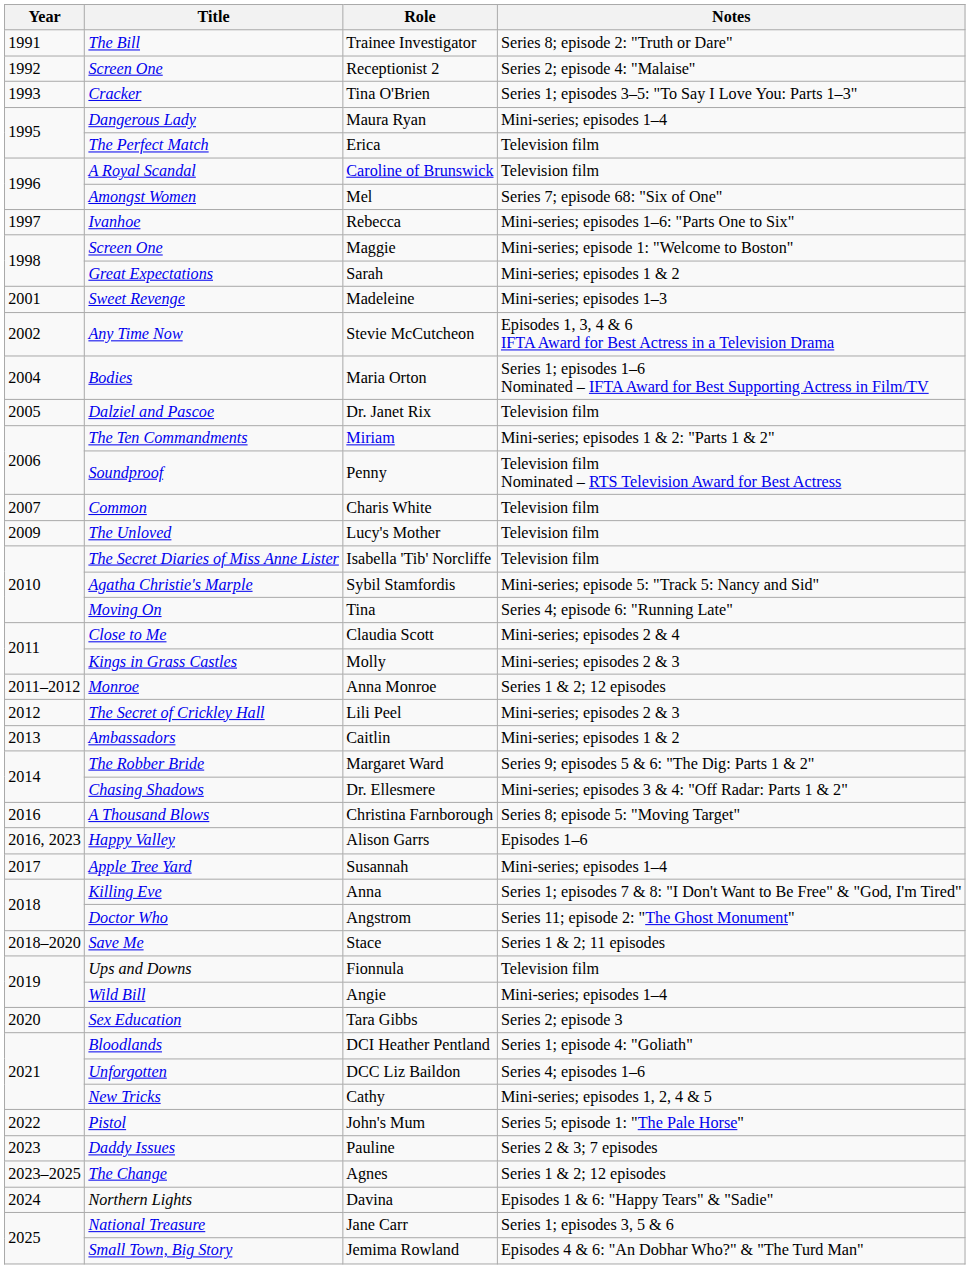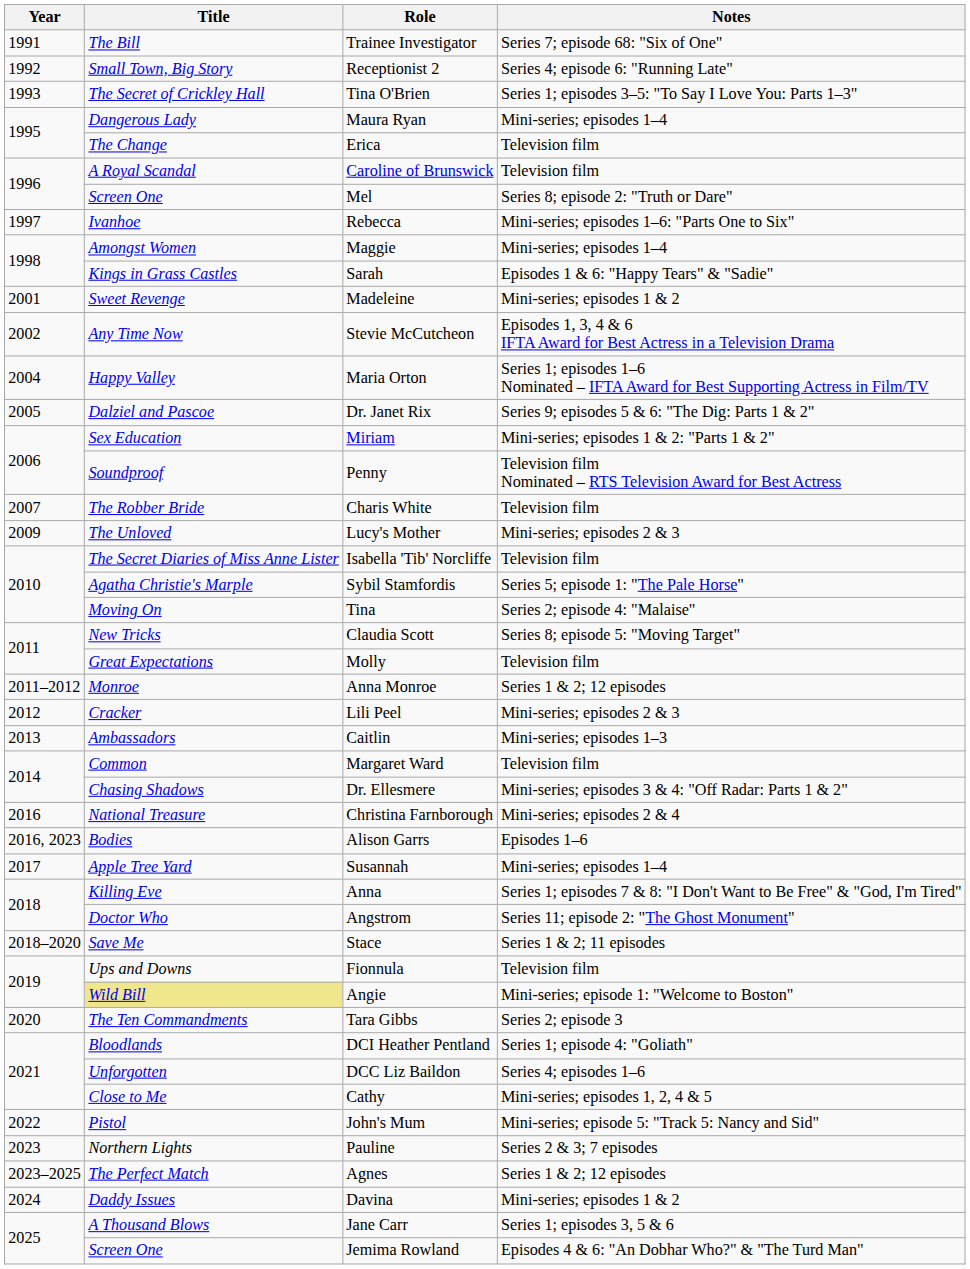(617, 42) Series 8; episode 2: "Truth or Dare" -> (612, 42) Series 7; episode 68: "Six of One"
(126, 68) Screen One -> (160, 68) Small Town, Big Story
(598, 68) Series 2; episode 4: "Malaise" -> (617, 68) Series 4; episode 6: "Running Late"
(115, 94) Cracker -> (177, 94) The Secret of Crickley Hall
(149, 145) The Perfect Match -> (128, 145) The Change
(142, 196) Amongst Women -> (126, 196) Screen One
(612, 196) Series 7; episode 68: "Six of One" -> (617, 196) Series 8; episode 2: "Truth or Dare"
(126, 247) Screen One -> (142, 247) Amongst Women
(647, 247) Mini-series; episode 1: "Welcome to Boston" -> (584, 247) Mini-series; episodes 1–4
(151, 273) Great Expectations -> (163, 273) Kings in Grass Castles
(590, 273) Mini-series; episodes 1 & 2 -> (637, 273) Episodes 1 & 6: "Happy Tears" & "Sadie"
(584, 299) Mini-series; episodes 1–3 -> (590, 299) Mini-series; episodes 1 & 2
(110, 377) Bodies -> (132, 377) Happy Valley
(550, 412) Television film -> (658, 412) Series 9; episodes 5 & 6: "The Dig: Parts 1 & 2"
(168, 438) The Ten Commandments -> (135, 438) Sex Education
(118, 507) Common -> (146, 507) The Robber Bride
(550, 533) Television film -> (590, 533) Mini-series; episodes 2 & 3
(660, 584) Mini-series; episode 5: "Track 5: Nancy and Sid" -> (622, 584) Series 5; episode 1: "The Pale Horse"
(617, 610) Series 4; episode 6: "Running Late" -> (598, 610) Series 2; episode 4: "Malaise"
(127, 635) Close to Me -> (125, 635) New Tricks
(590, 635) Mini-series; episodes 2 & 4 -> (620, 635) Series 8; episode 5: "Moving Target"
(163, 661) Kings in Grass Castles -> (151, 661) Great Expectations
(590, 661) Mini-series; episodes 2 & 3 -> (550, 661) Television film
(177, 712) The Secret of Crickley Hall -> (115, 712) Cracker
(590, 738) Mini-series; episodes 1 & 2 -> (584, 738) Mini-series; episodes 1–3
(146, 763) The Robber Bride -> (118, 763) Common
(658, 763) Series 9; episodes 5 & 6: "The Dig: Parts 1 & 2" -> (550, 763) Television film
(149, 815) A Thousand Blows -> (147, 815) National Treasure
(620, 815) Series 8; episode 5: "Moving Target" -> (590, 815) Mini-series; episodes 2 & 4
(132, 840) Happy Valley -> (110, 840) Bodies
(117, 994) no background -> (117, 994) khaki background
(584, 994) Mini-series; episodes 1–4 -> (647, 994) Mini-series; episode 1: "Welcome to Boston"
(135, 1020) Sex Education -> (168, 1020) The Ten Commandments
(125, 1097) New Tricks -> (127, 1097) Close to Me
(622, 1122) Series 5; episode 1: "The Pale Horse" -> (660, 1122) Mini-series; episode 5: "Track 5: Nancy and Sid"
(132, 1148) Daddy Issues -> (140, 1148) Northern Lights
(128, 1173) The Change -> (149, 1173) The Perfect Match
(140, 1199) Northern Lights -> (132, 1199) Daddy Issues
(637, 1199) Episodes 1 & 6: "Happy Tears" & "Sadie" -> (590, 1199) Mini-series; episodes 1 & 2
(147, 1225) National Treasure -> (149, 1225) A Thousand Blows
(160, 1250) Small Town, Big Story -> (126, 1250) Screen One
